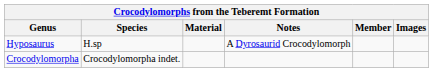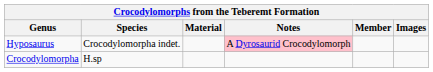(93, 43) H.sp -> (132, 43) Crocodylomorpha indet.
(288, 43) no background -> (288, 43) pink background
(132, 59) Crocodylomorpha indet. -> (93, 59) H.sp
